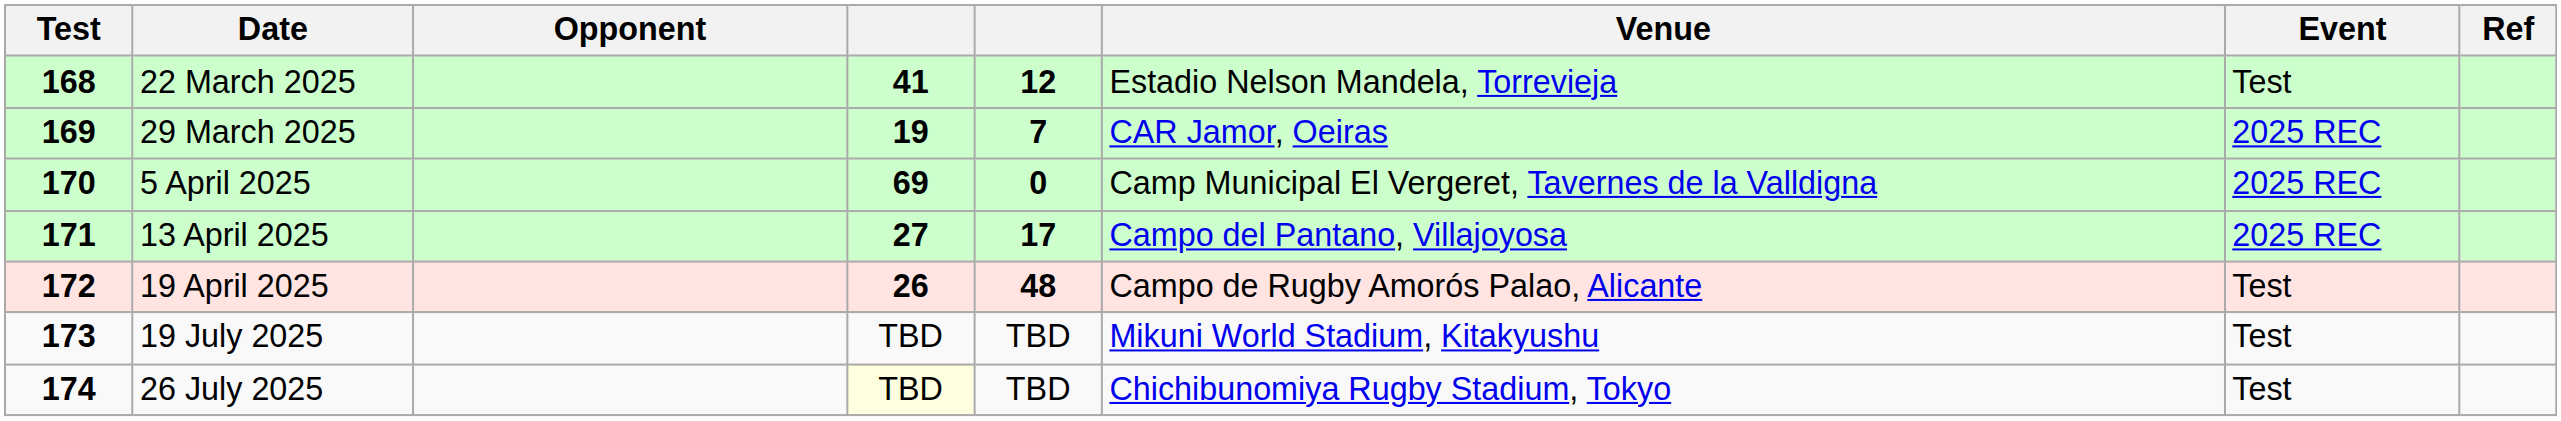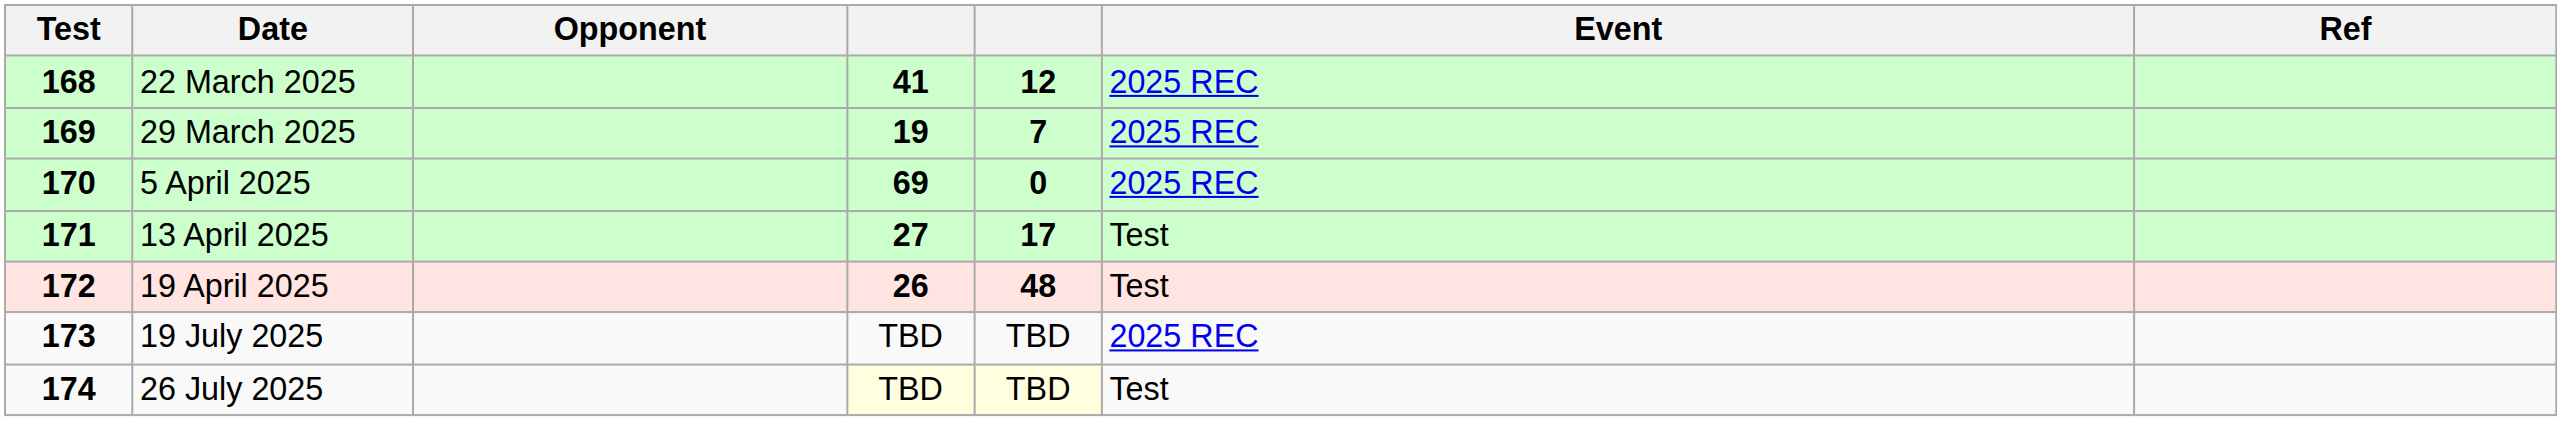- column: (1663, 30)
(2262, 81) Test -> (1184, 81) 2025 REC
(2307, 235) 2025 REC -> (1139, 235) Test
(2262, 337) Test -> (1184, 337) 2025 REC
(1038, 388) no background -> (1038, 388) lightyellow background
